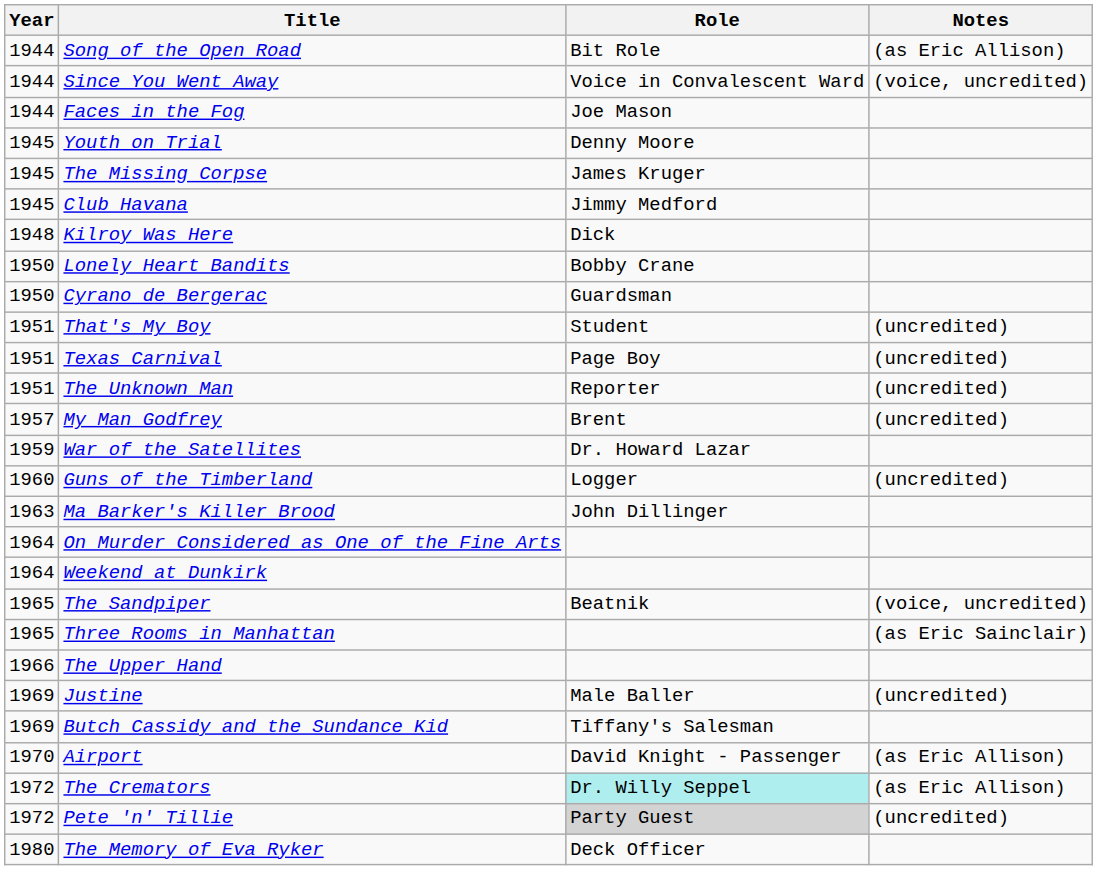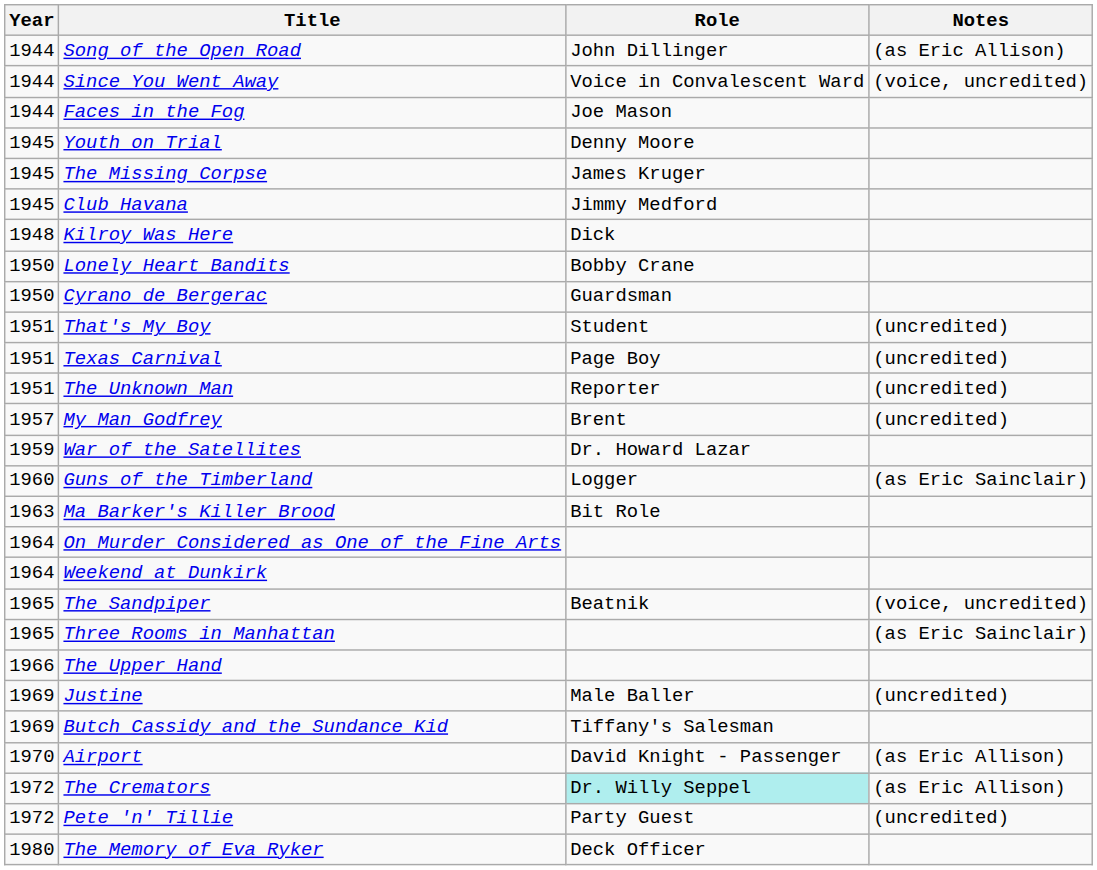(615, 51) Bit Role -> (649, 51) John Dillinger
(941, 481) (uncredited) -> (981, 481) (as Eric Sainclair)
(649, 512) John Dillinger -> (615, 512) Bit Role
(632, 819) lightgrey background -> (632, 819) no background
